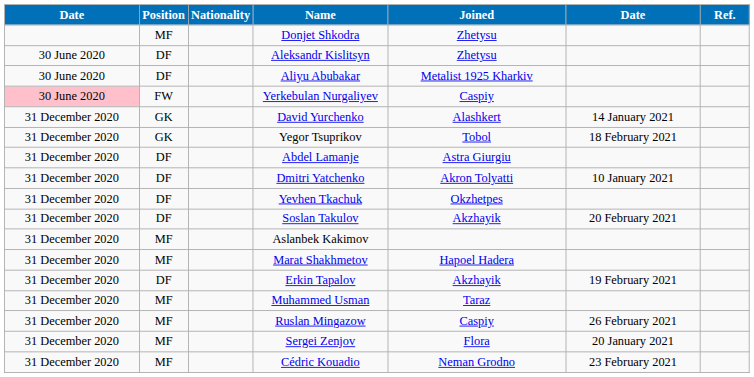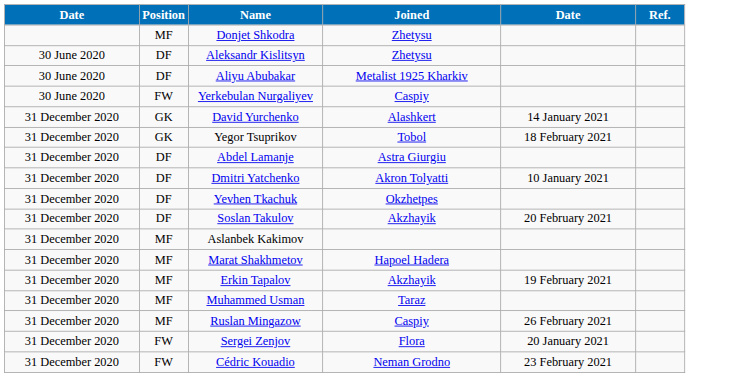- column: (221, 15)
(72, 96) pink background -> (72, 96) no background
(164, 280) DF -> (164, 280) MF
(164, 341) MF -> (164, 341) FW
(164, 362) MF -> (164, 362) FW
